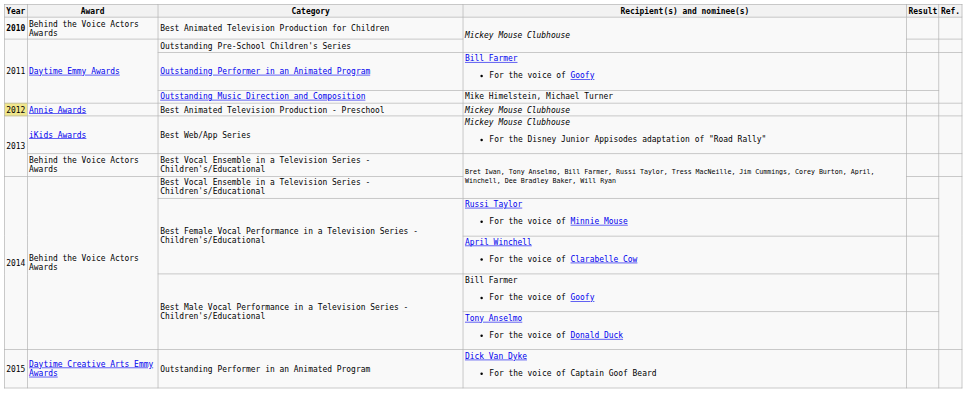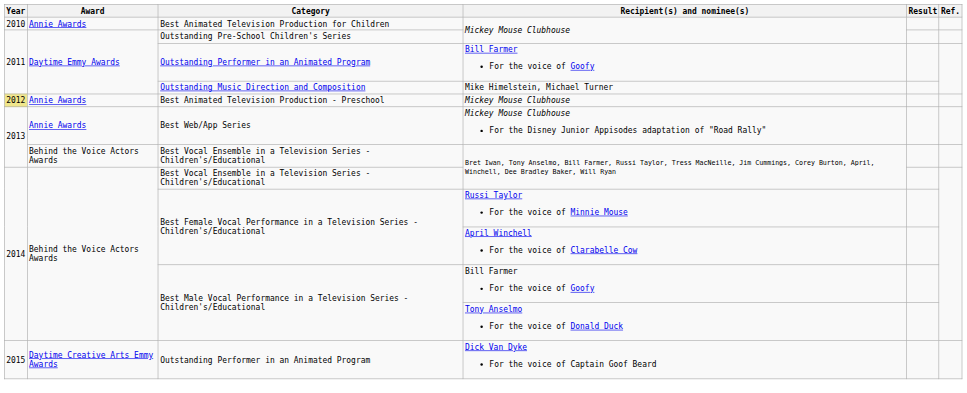(16, 28) bold -> (16, 24) normal
(84, 28) Behind the Voice Actors Awards -> (58, 24) Annie Awards
(58, 135) iKids Awards -> (58, 126) Annie Awards
